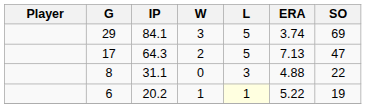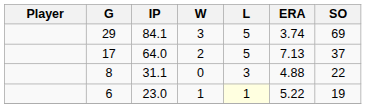(155, 53) 64.3 -> (155, 53) 64.0
(338, 53) 47 -> (338, 53) 37
(155, 93) 20.2 -> (155, 93) 23.0
